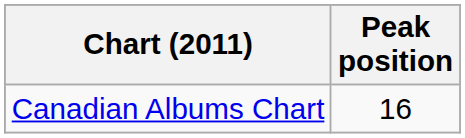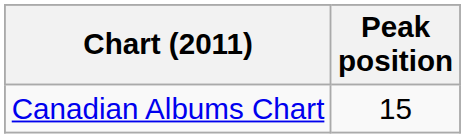(396, 108) 16 -> (396, 108) 15
